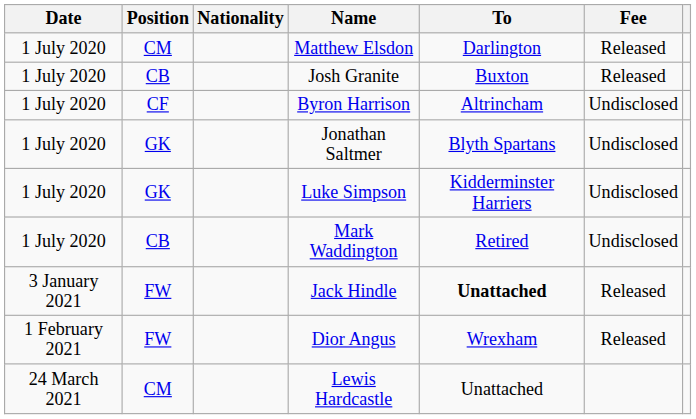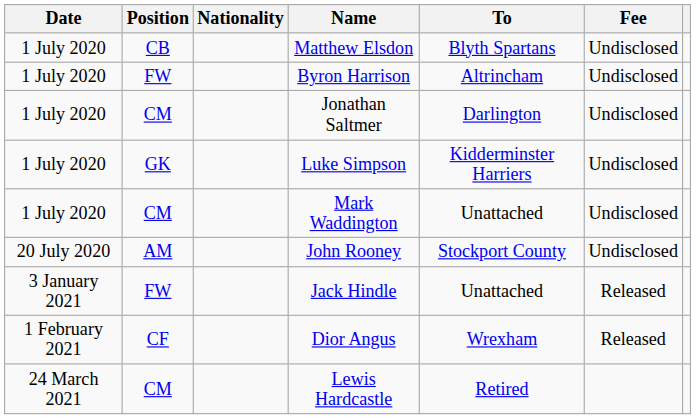(158, 47) CM -> (158, 47) CB
(502, 47) Darlington -> (502, 47) Blyth Spartans
(633, 47) Released -> (633, 47) Undisclosed
- row: (354, 76)
(158, 104) CF -> (158, 76) FW
(158, 143) GK -> (158, 115) CM
(502, 143) Blyth Spartans -> (502, 115) Darlington
(158, 241) CB -> (158, 213) CM
(502, 241) Retired -> (502, 213) Unattached
+ row: (354, 251)
(502, 290) bold -> (502, 290) normal
(158, 339) FW -> (158, 339) CF
(502, 388) Unattached -> (502, 388) Retired
